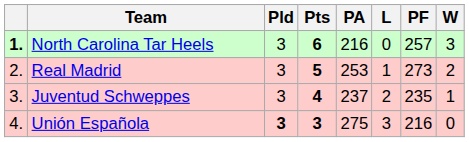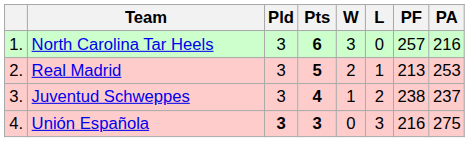columns swapped: (450, 17) <-> (354, 17)
(16, 44) bold -> (16, 44) normal
(418, 70) 273 -> (411, 70) 213
(418, 96) 235 -> (411, 96) 238
